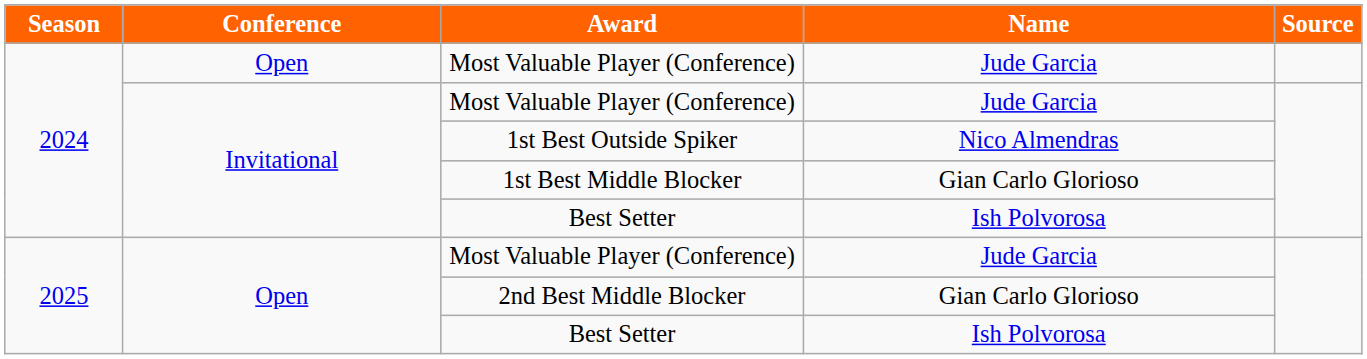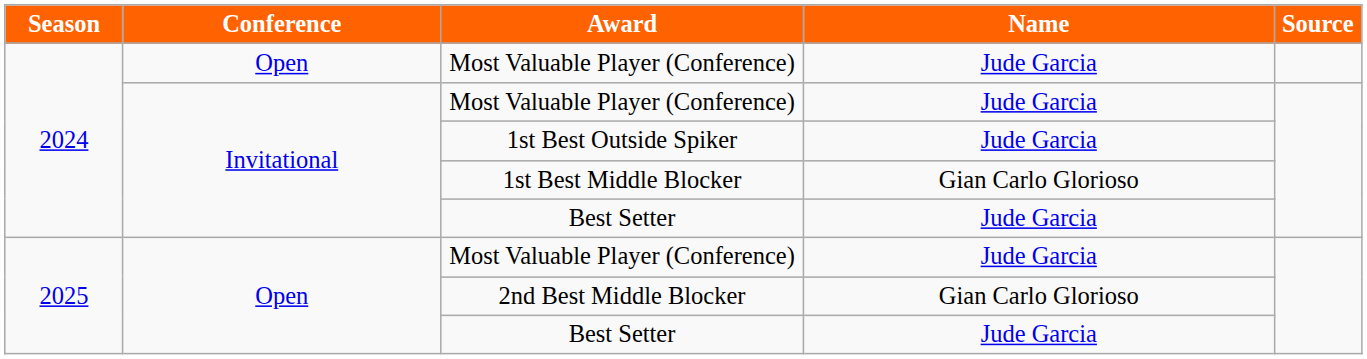(1039, 140) Nico Almendras -> (1039, 140) Jude Garcia
(1039, 218) Ish Polvorosa -> (1039, 218) Jude Garcia
(1039, 334) Ish Polvorosa -> (1039, 334) Jude Garcia
